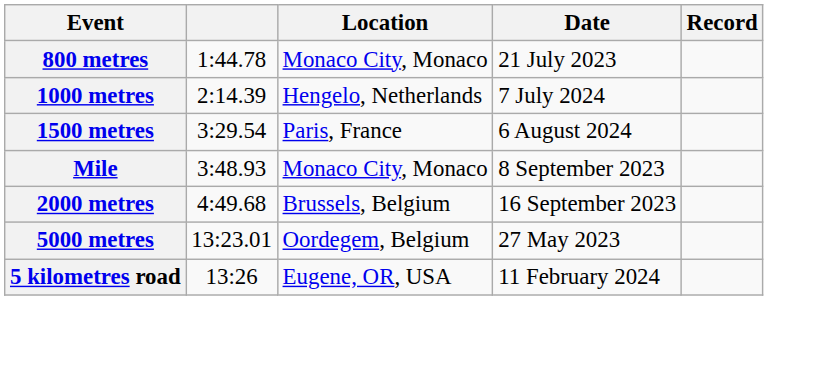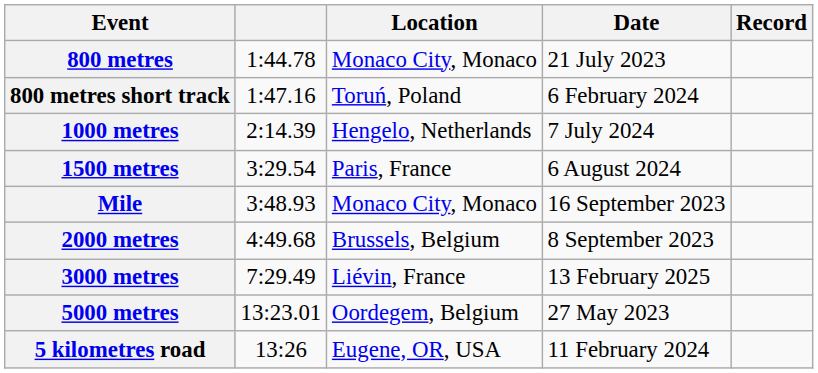+ row: (120, 95)
(581, 167) 8 September 2023 -> (636, 204) 16 September 2023
(587, 204) 16 September 2023 -> (631, 240) 8 September 2023
+ row: (120, 276)
